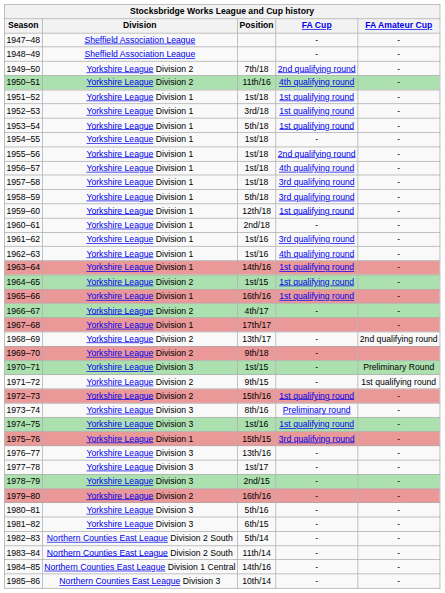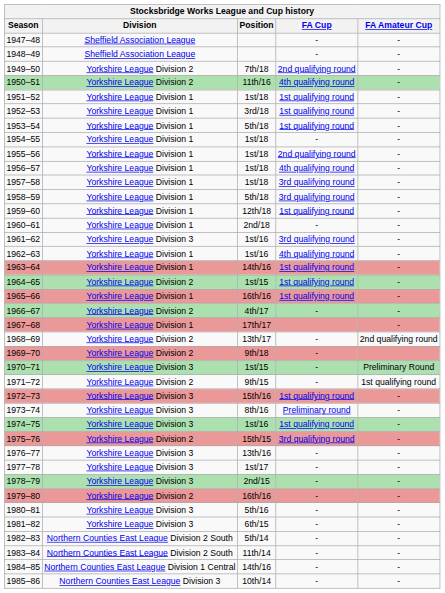(140, 239) Yorkshire League Division 1 -> (140, 239) Yorkshire League Division 3
(140, 396) Yorkshire League Division 2 -> (140, 396) Yorkshire League Division 3
(140, 439) Yorkshire League Division 1 -> (140, 439) Yorkshire League Division 2
